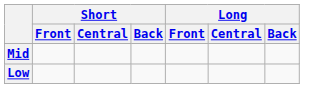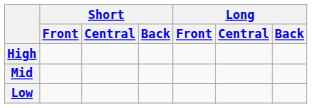+ row: (22, 54)
